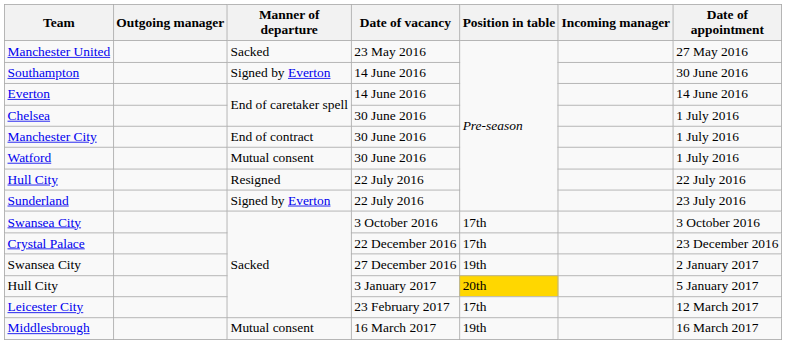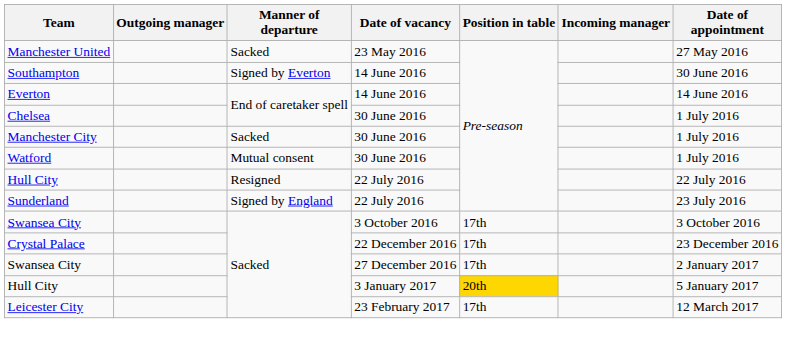(272, 136) End of contract -> (250, 136) Sacked
(280, 200) Signed by Everton -> (282, 200) Signed by England
(475, 264) 19th -> (475, 264) 17th
- row: (49, 328)
